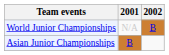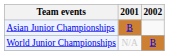rows swapped: (61, 43) <-> (61, 28)
